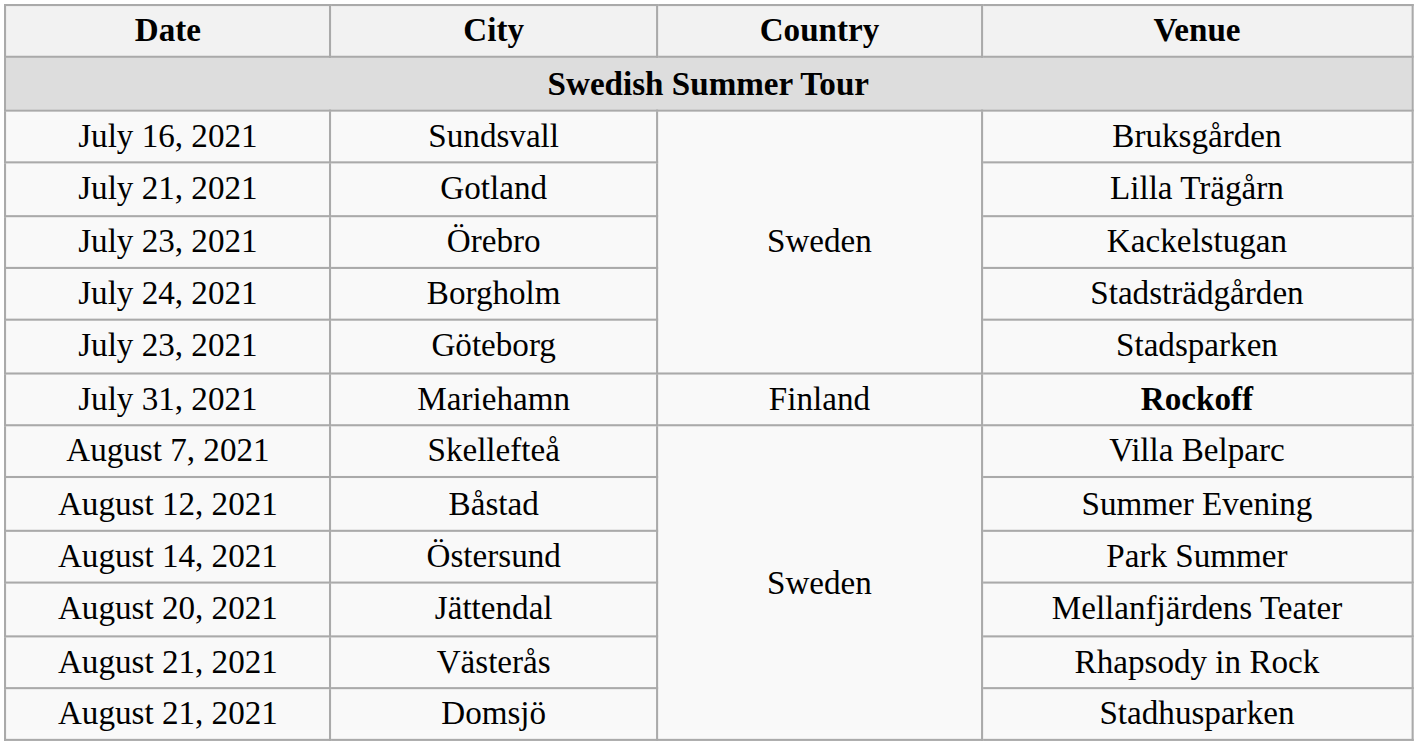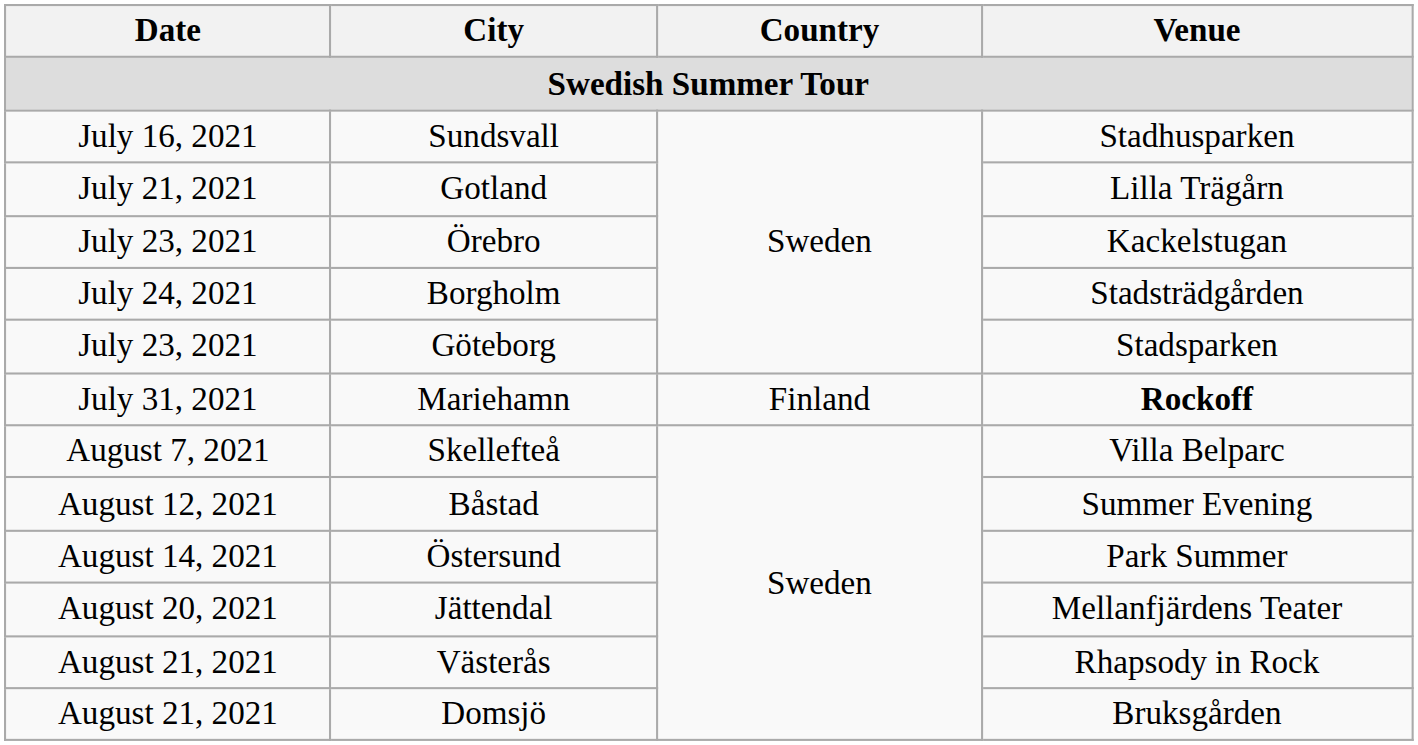(1197, 135) Bruksgården -> (1197, 135) Stadhusparken
(1197, 713) Stadhusparken -> (1197, 713) Bruksgården
